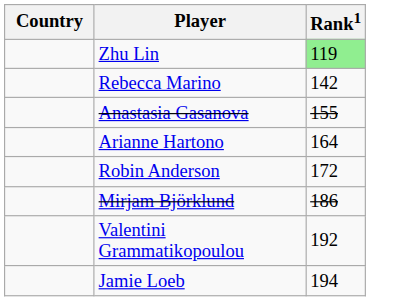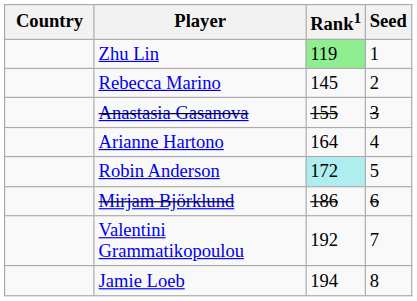+ column: (388, 21)
(324, 83) 142 -> (324, 83) 145
(324, 171) no background -> (324, 171) paleturquoise background
